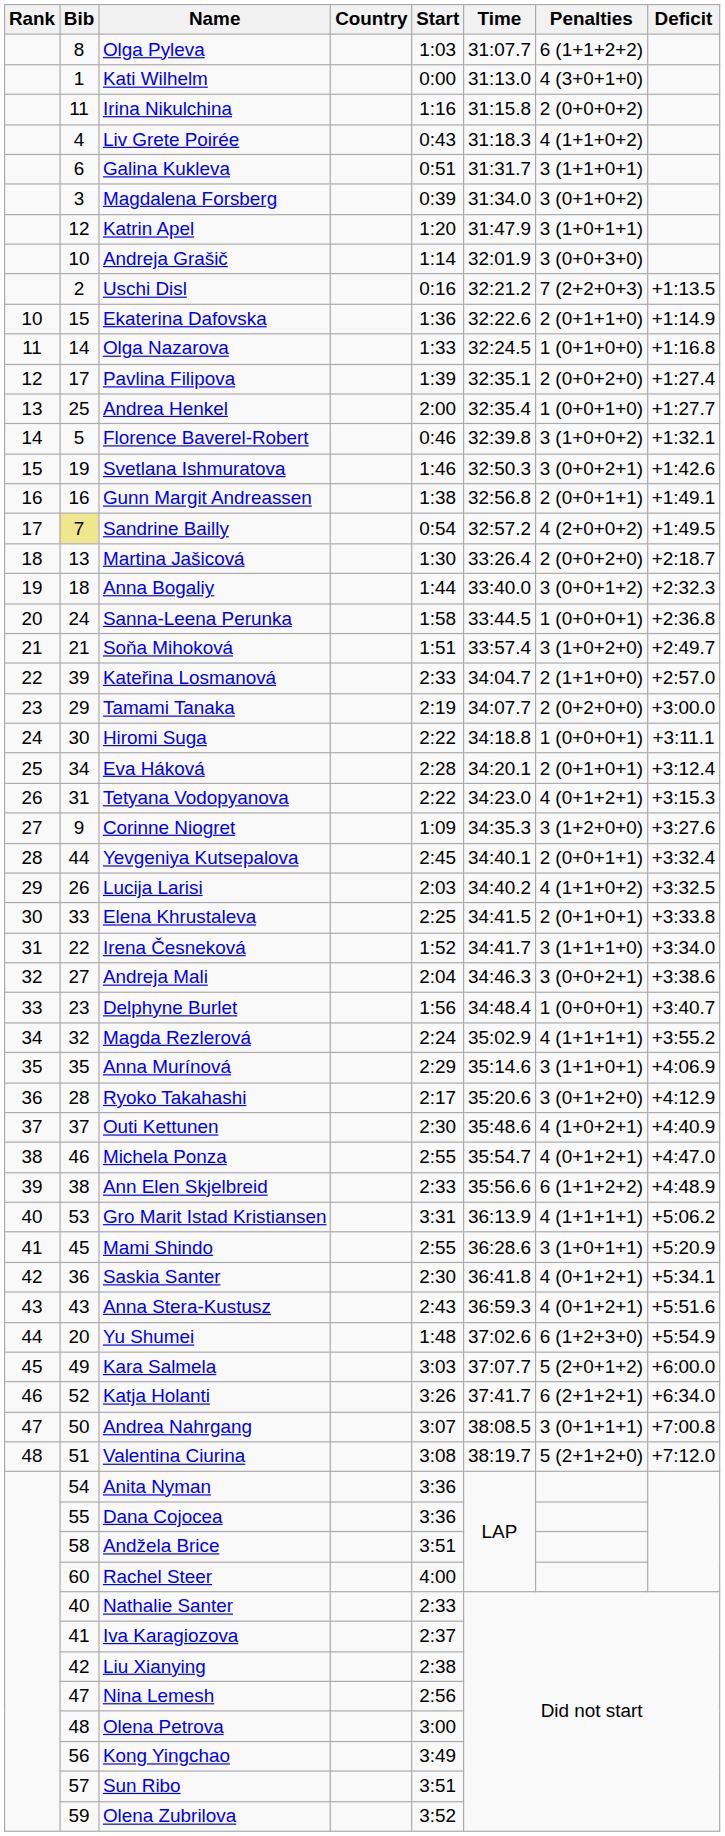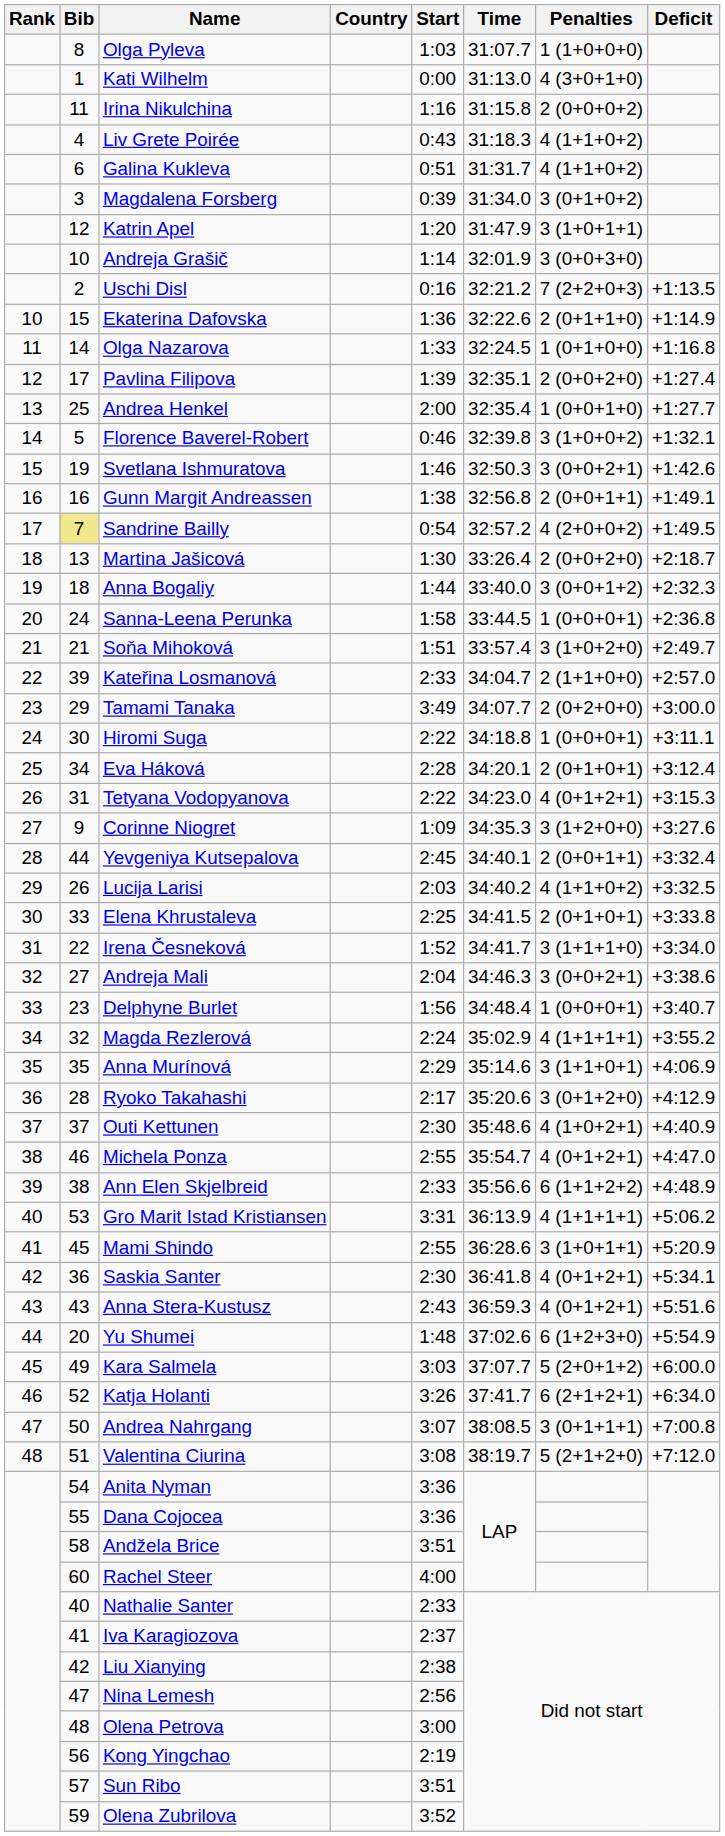(591, 49) 6 (1+1+2+2) -> (591, 49) 1 (1+0+0+0)
(591, 169) 3 (1+1+0+1) -> (591, 169) 4 (1+1+0+2)
(438, 708) 2:19 -> (438, 708) 3:49
(438, 1756) 3:49 -> (438, 1756) 2:19
